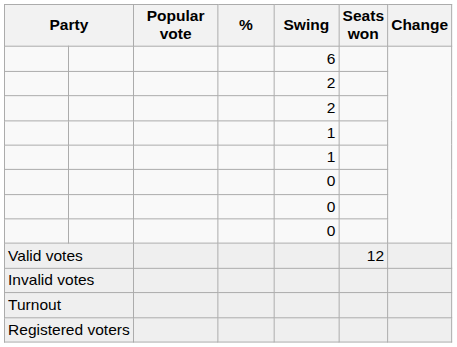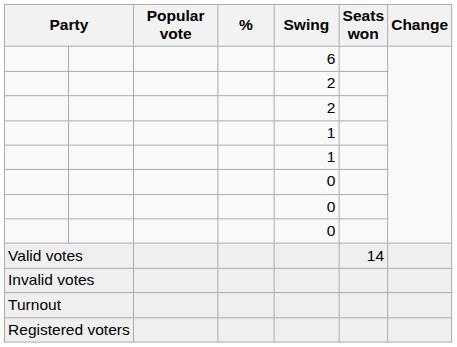(375, 255) 12 -> (375, 255) 14
